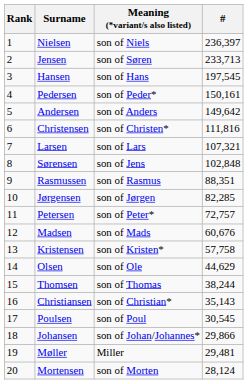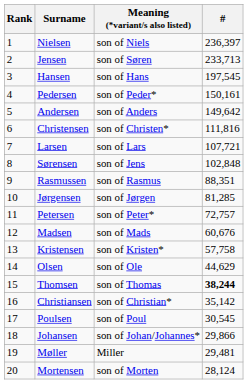(223, 146) 107,321 -> (223, 146) 107,721
(220, 197) 82,285 -> (220, 197) 81,285
(220, 284) normal -> (220, 284) bold
(220, 301) 35,143 -> (220, 301) 35,142
